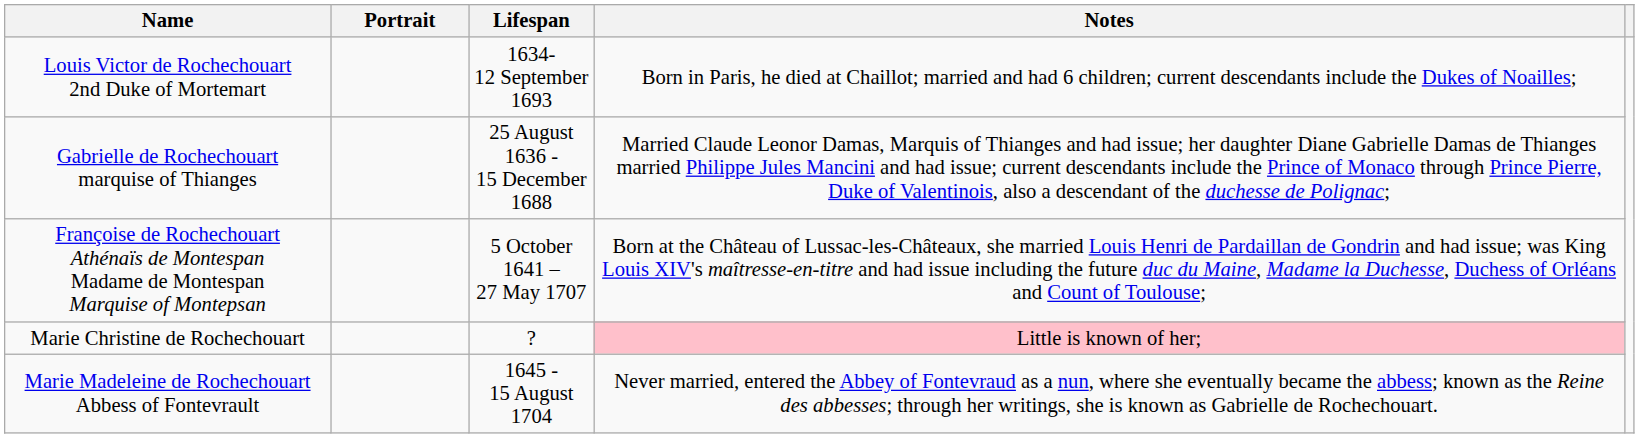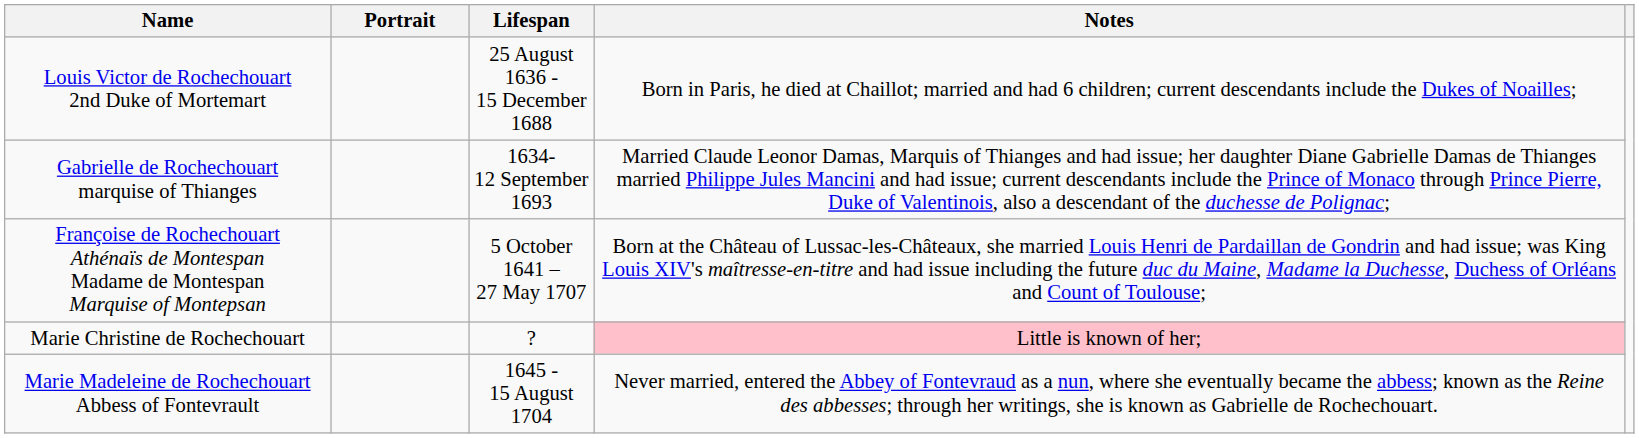(531, 76) 1634- 12 September 1693 -> (531, 88) 25 August 1636 - 15 December 1688
(531, 167) 25 August 1636 - 15 December 1688 -> (531, 179) 1634- 12 September 1693
